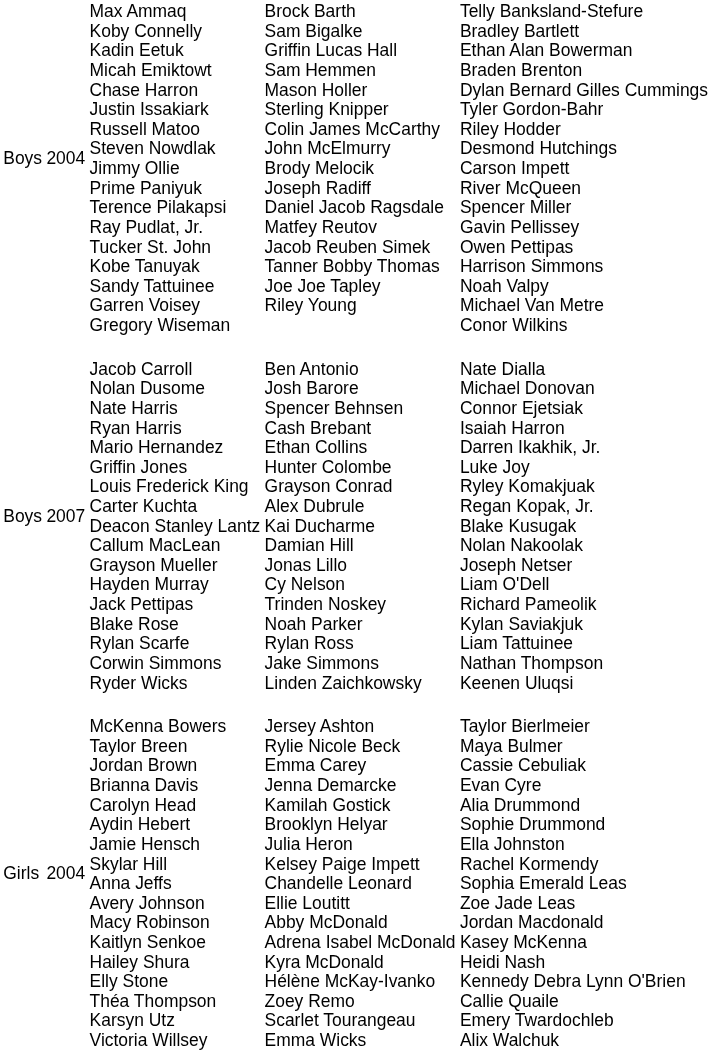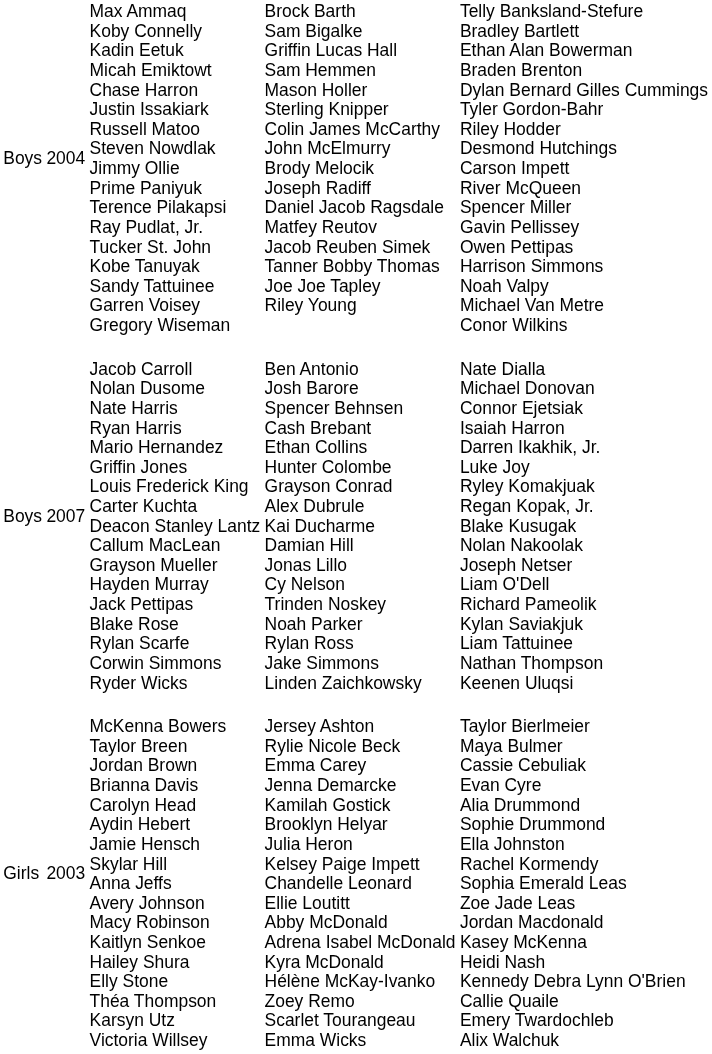(66, 873) 2004 -> (66, 873) 2003
